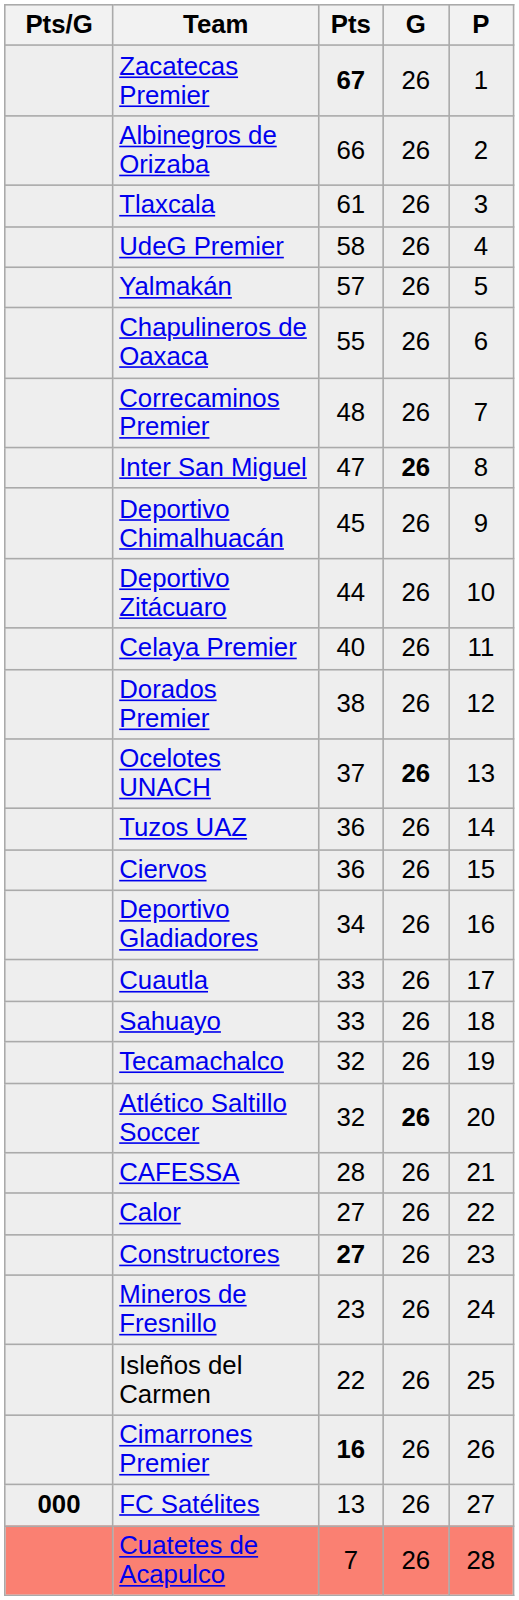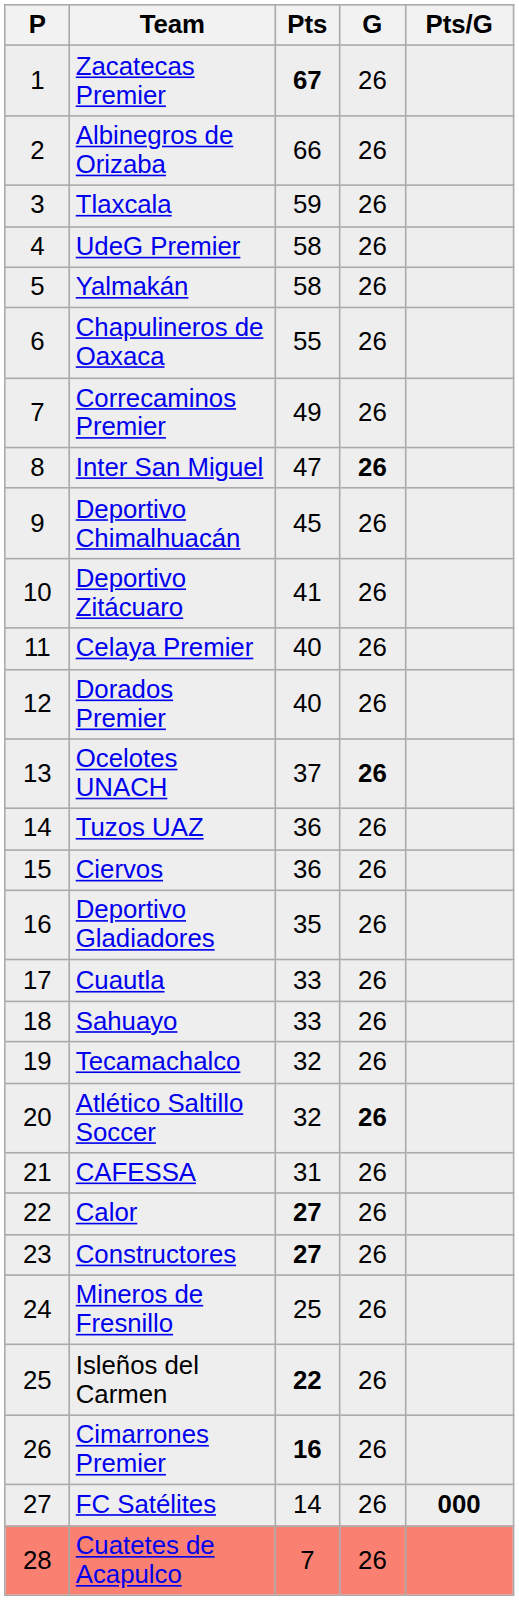columns swapped: (481, 24) <-> (59, 24)
(351, 205) 61 -> (307, 205) 59
(351, 287) 57 -> (307, 287) 58
(351, 412) 48 -> (307, 412) 49
(351, 592) 44 -> (307, 592) 41
(351, 703) 38 -> (307, 703) 40
(351, 924) 34 -> (307, 924) 35
(351, 1172) 28 -> (307, 1172) 31
(351, 1213) normal -> (307, 1213) bold
(351, 1309) 23 -> (307, 1309) 25
(351, 1379) normal -> (307, 1379) bold
(351, 1504) 13 -> (307, 1504) 14
